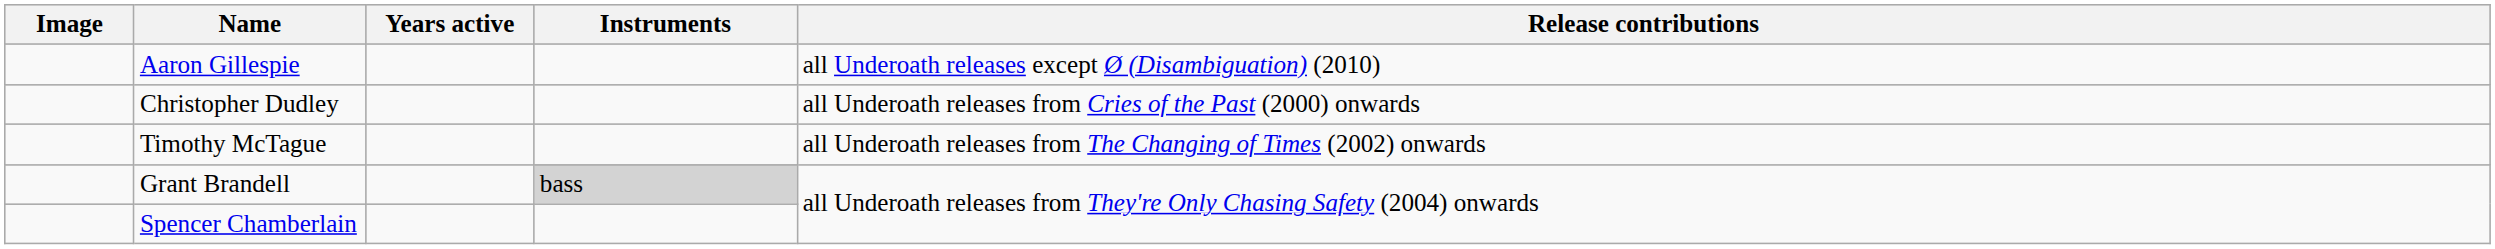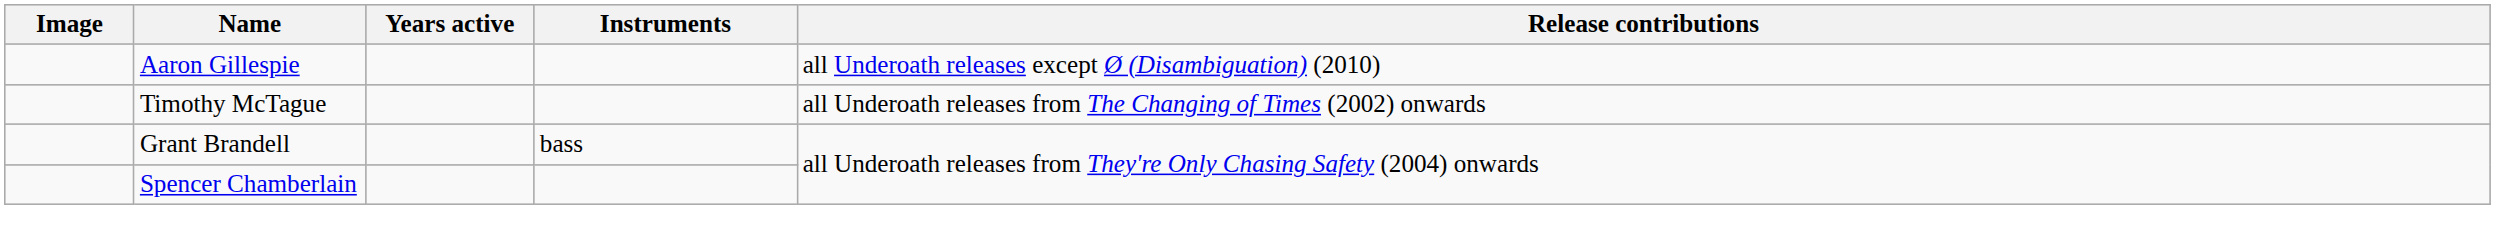- row: (239, 104)
(561, 183) lightgrey background -> (561, 143) no background
